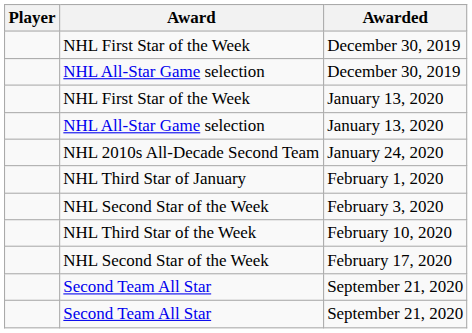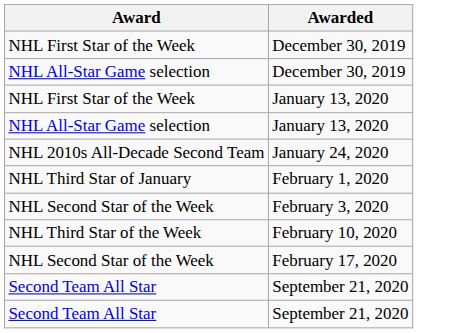- column: (32, 17)
